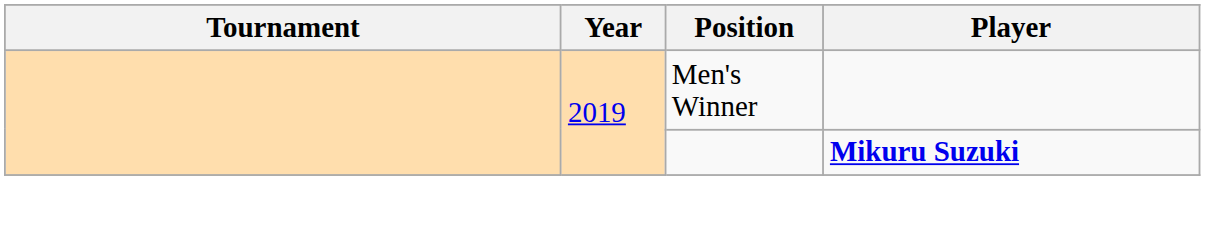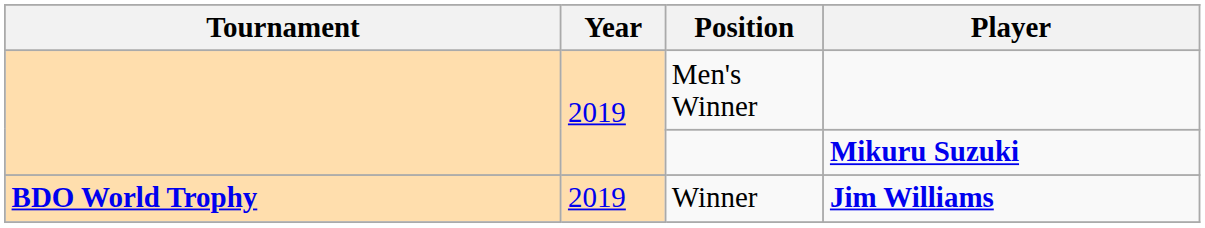+ row: (715, 197)
